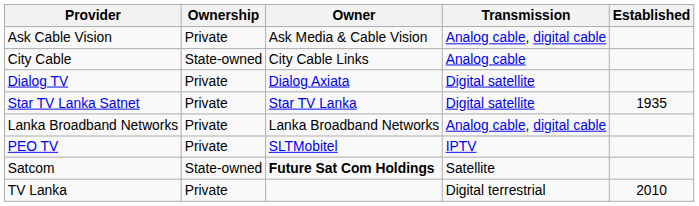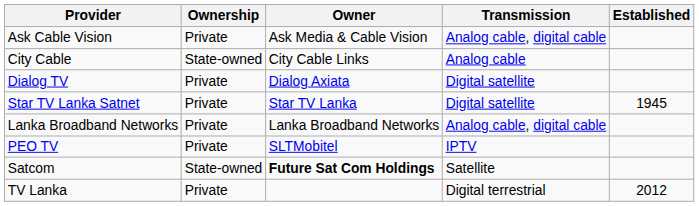(652, 103) 1935 -> (652, 103) 1945
(652, 191) 2010 -> (652, 191) 2012
